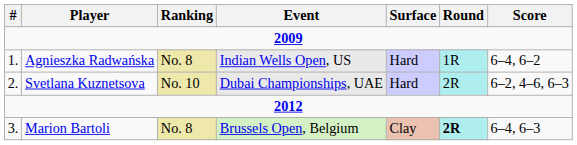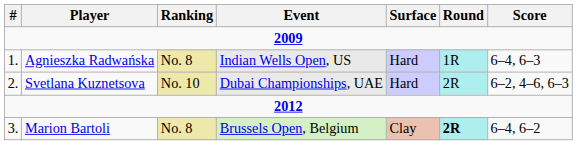(515, 60) 6–4, 6–2 -> (515, 60) 6–4, 6–3
(515, 128) 6–4, 6–3 -> (515, 128) 6–4, 6–2
